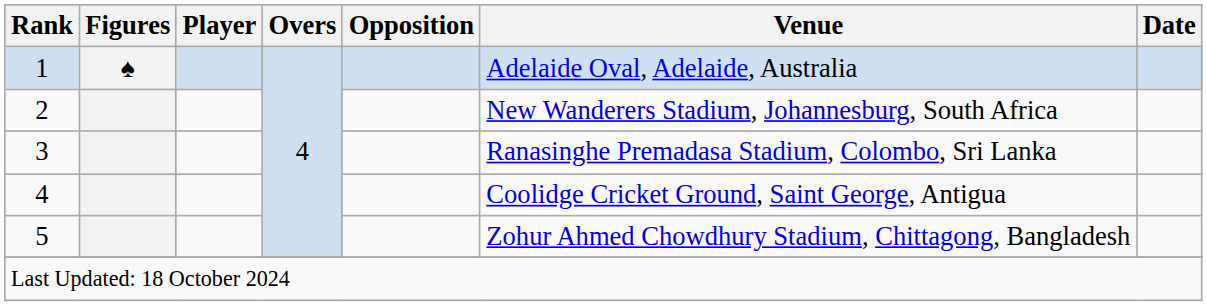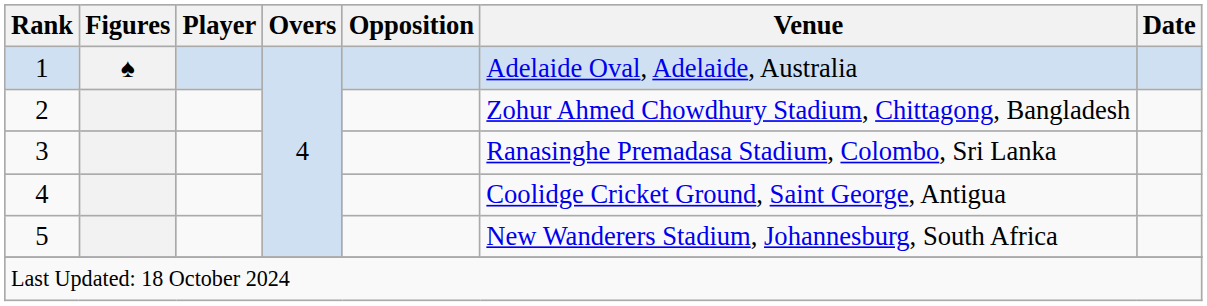(772, 109) New Wanderers Stadium, Johannesburg, South Africa -> (808, 109) Zohur Ahmed Chowdhury Stadium, Chittagong, Bangladesh
(808, 236) Zohur Ahmed Chowdhury Stadium, Chittagong, Bangladesh -> (772, 236) New Wanderers Stadium, Johannesburg, South Africa
